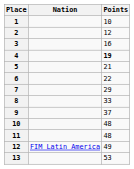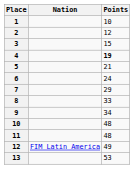(108, 44) 16 -> (108, 44) 15
(108, 79) 22 -> (108, 79) 24
(108, 113) 37 -> (108, 113) 34
